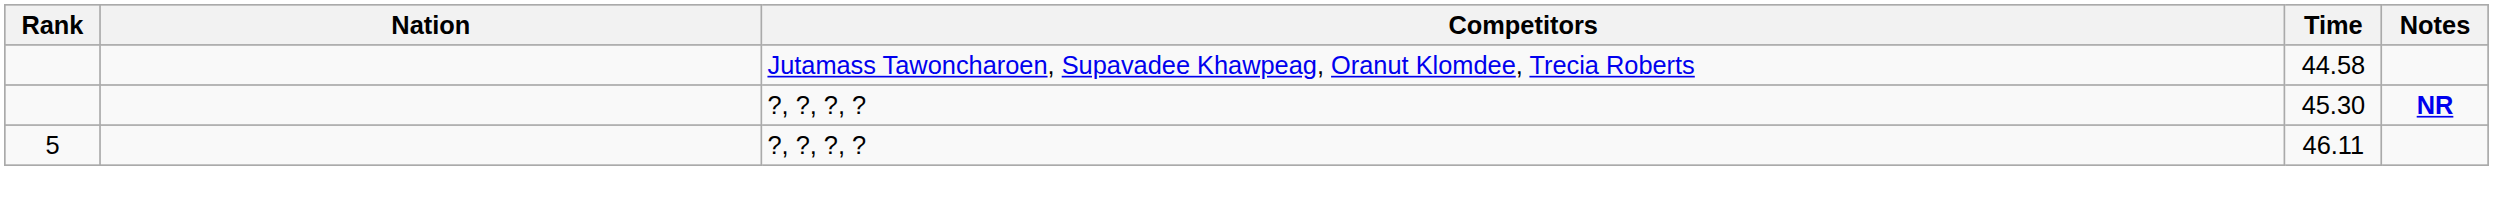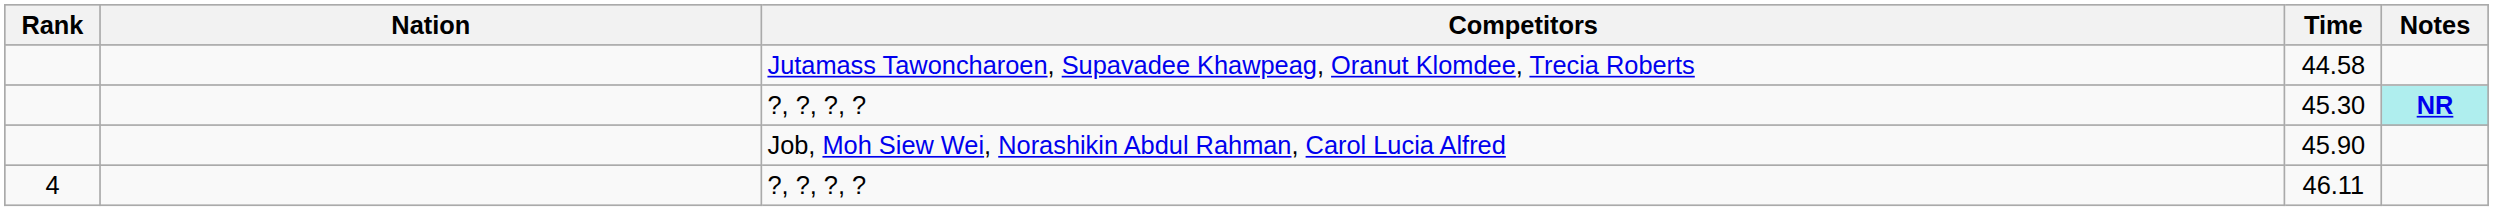(2435, 105) no background -> (2435, 105) paleturquoise background
+ row: (2333, 146)
(52, 146) 5 -> (52, 186) 4
